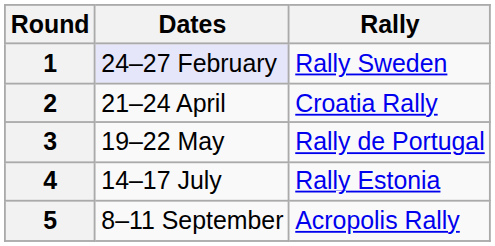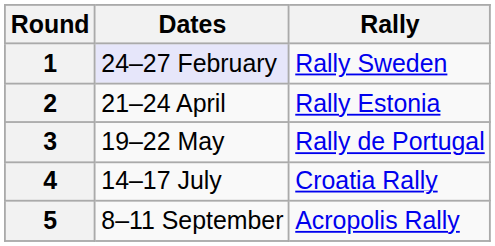(366, 103) Croatia Rally -> (368, 103) Rally Estonia
(368, 181) Rally Estonia -> (366, 181) Croatia Rally
